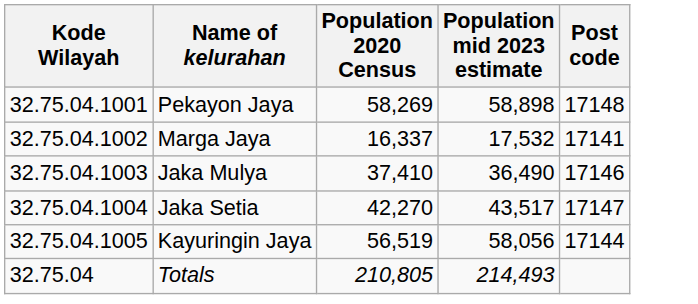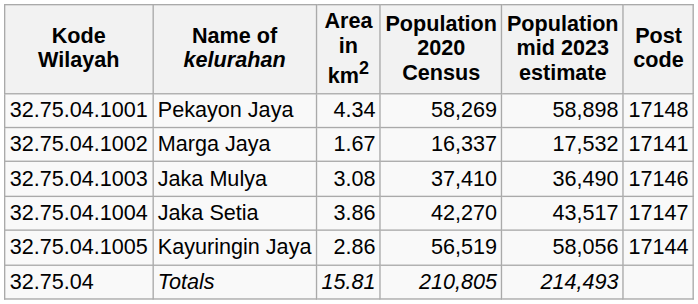+ column: (348, 48)
